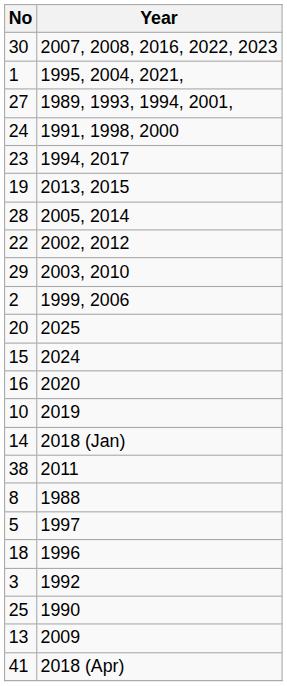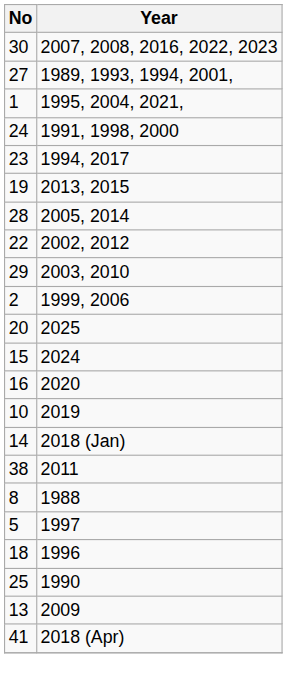rows swapped: (19, 103) <-> (14, 74)
- row: (14, 581)
